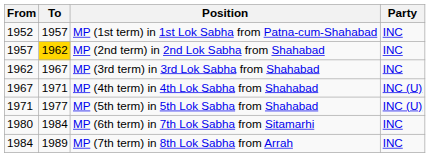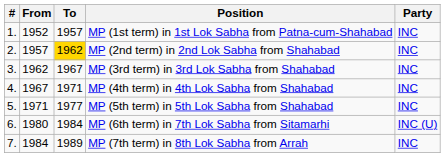+ column: (12, 13)
(402, 87) INC (U) -> (408, 87) INC
(402, 106) INC (U) -> (408, 106) INC
(393, 124) INC -> (418, 124) INC (U)
